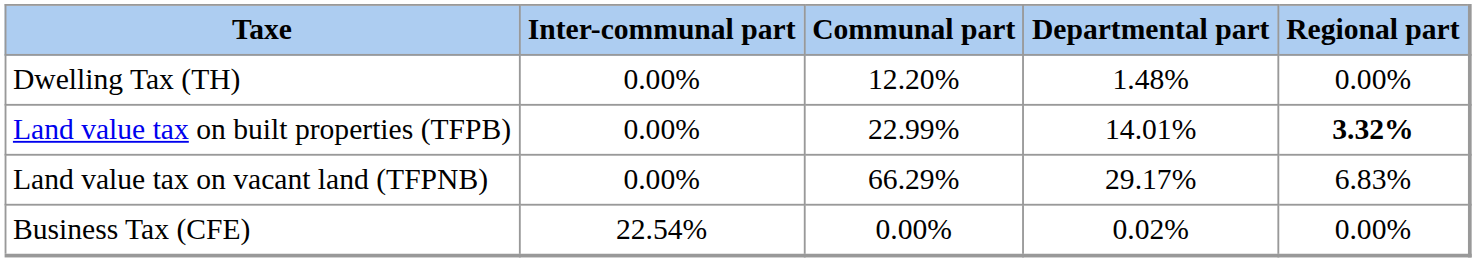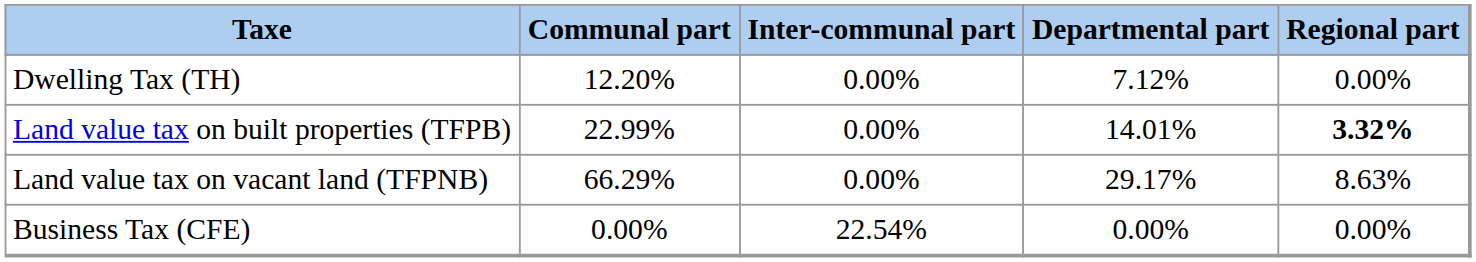columns swapped: (914, 29) <-> (662, 29)
(1151, 79) 1.48% -> (1151, 79) 7.12%
(1373, 179) 6.83% -> (1373, 179) 8.63%
(1151, 229) 0.02% -> (1151, 229) 0.00%
